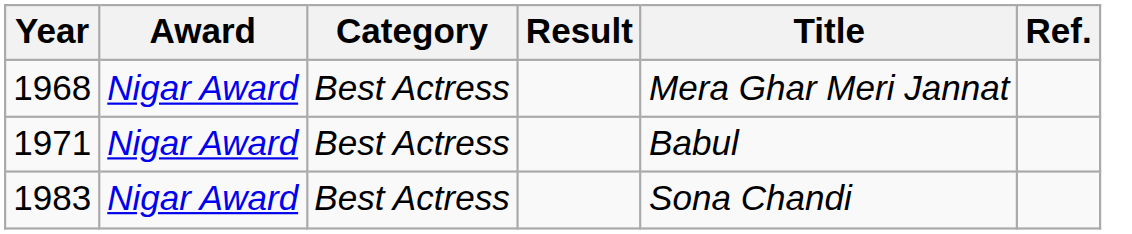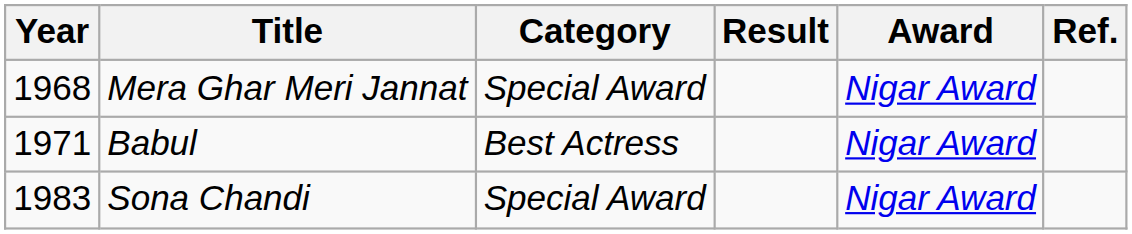columns swapped: (203, 32) <-> (829, 32)
(412, 87) Best Actress -> (595, 87) Special Award
(412, 198) Best Actress -> (595, 198) Special Award
